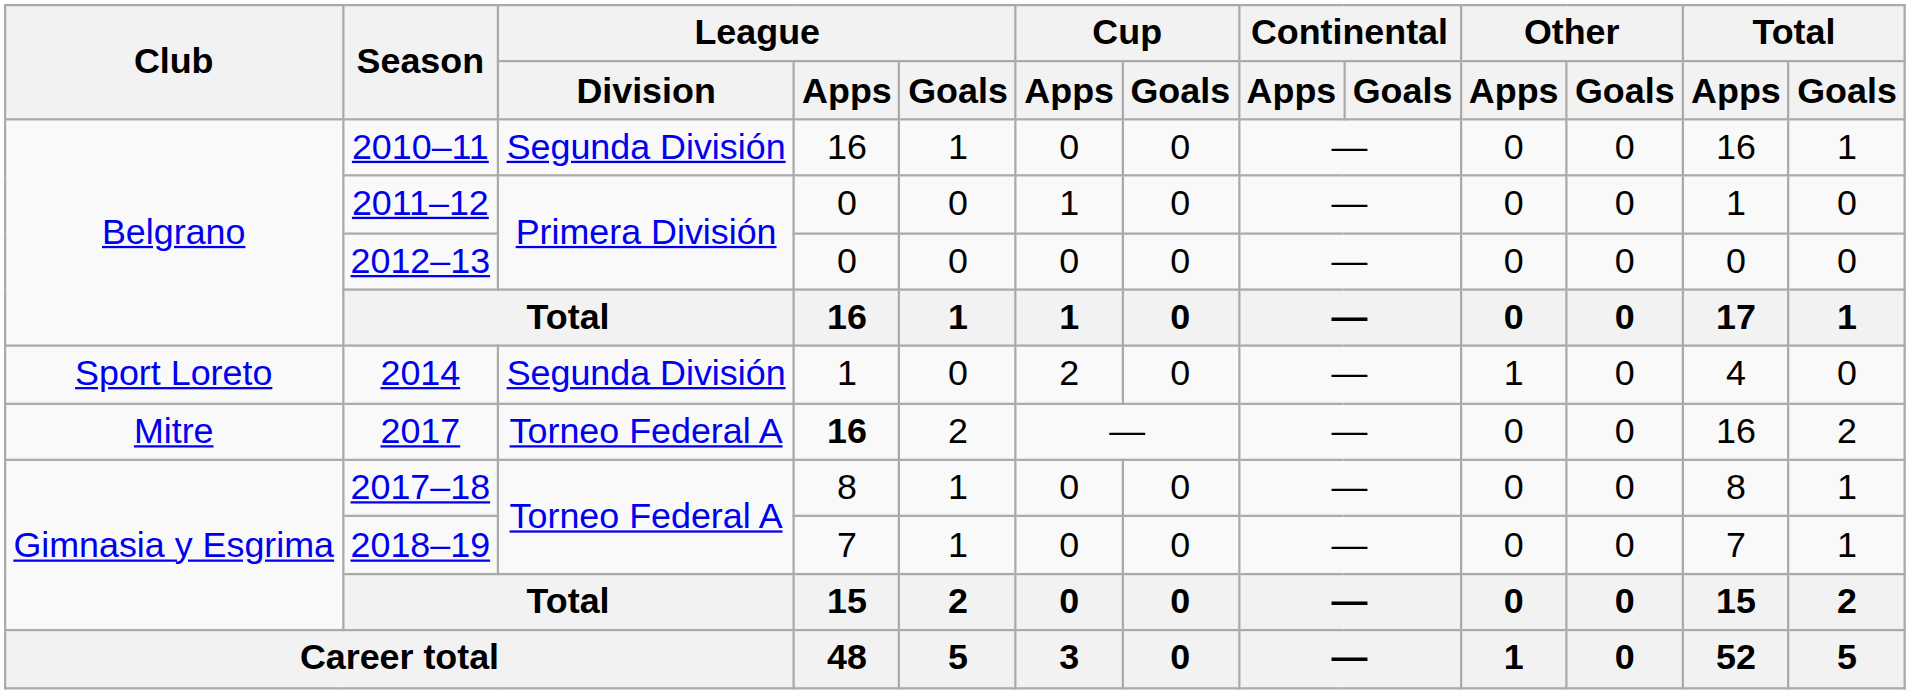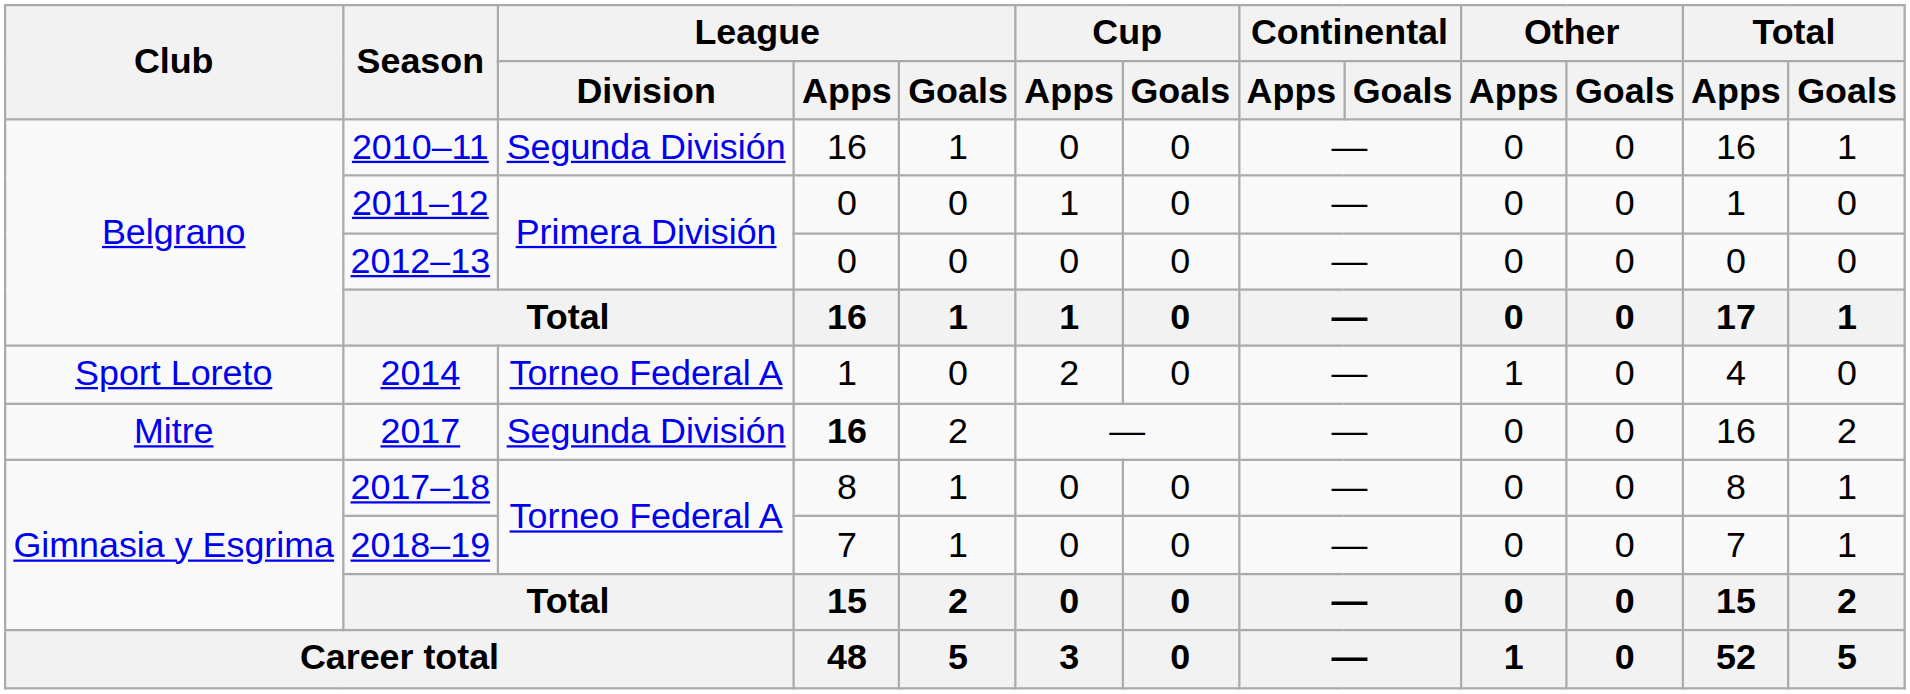(646, 373) Segunda División -> (646, 373) Torneo Federal A
(646, 430) Torneo Federal A -> (646, 430) Segunda División
